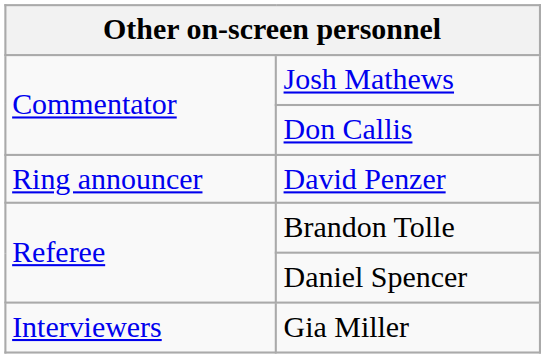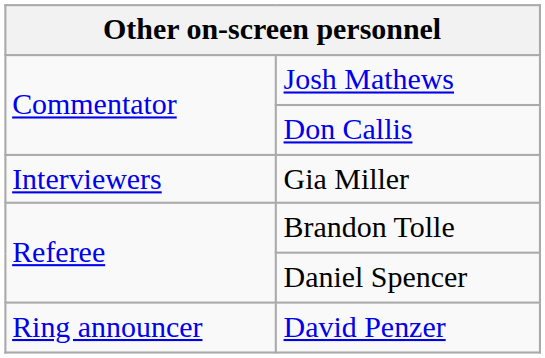rows swapped: (365, 178) <-> (346, 326)
